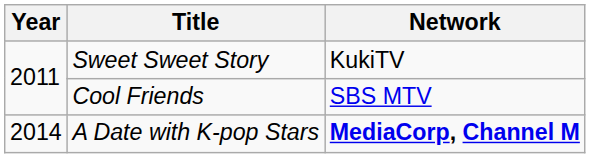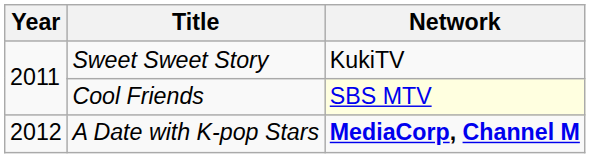(381, 96) no background -> (381, 96) lightyellow background
(36, 133) 2014 -> (36, 133) 2012
